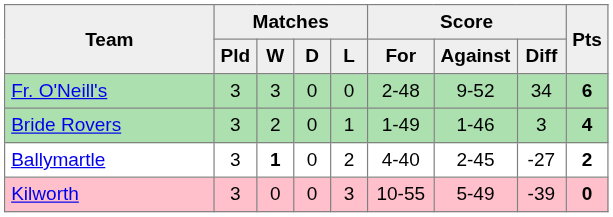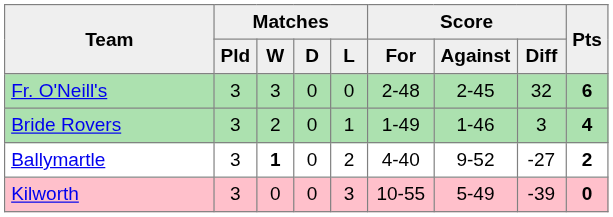(476, 90) 9-52 -> (476, 90) 2-45
(541, 90) 34 -> (541, 90) 32
(476, 159) 2-45 -> (476, 159) 9-52
